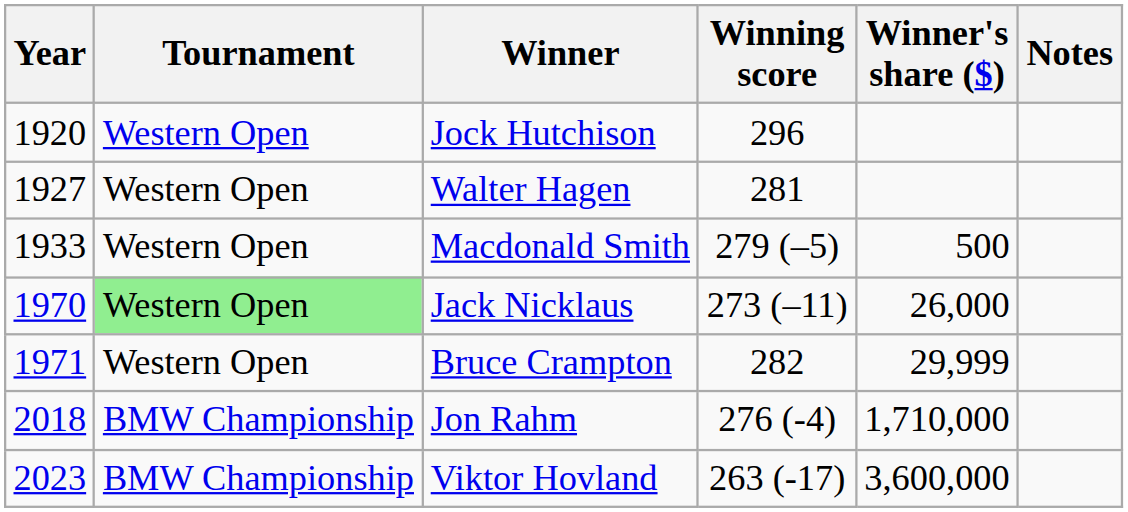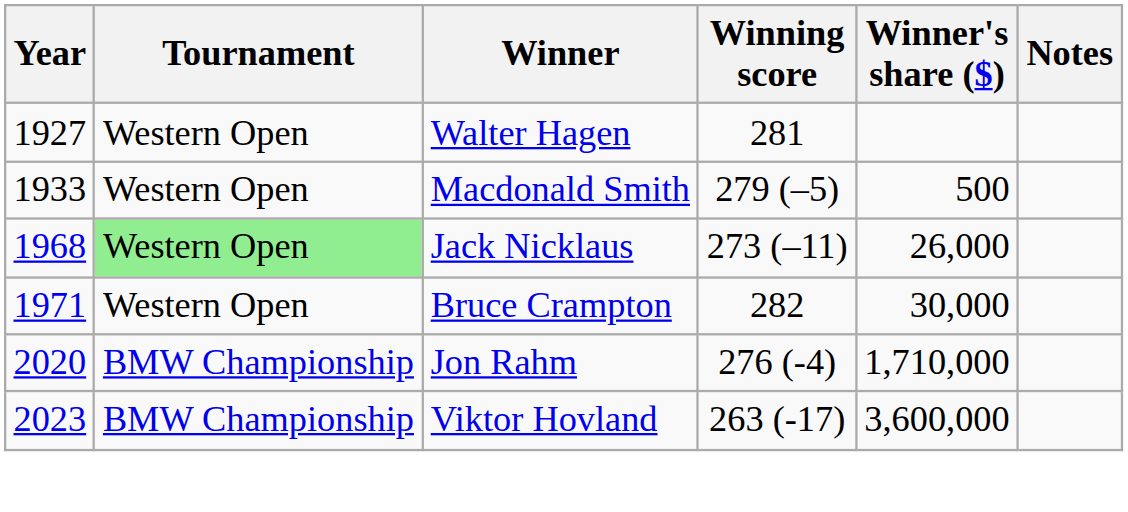- row: (543, 131)
(50, 304) 1970 -> (50, 246) 1968
(960, 362) 29,999 -> (960, 304) 30,000
(50, 419) 2018 -> (50, 362) 2020
